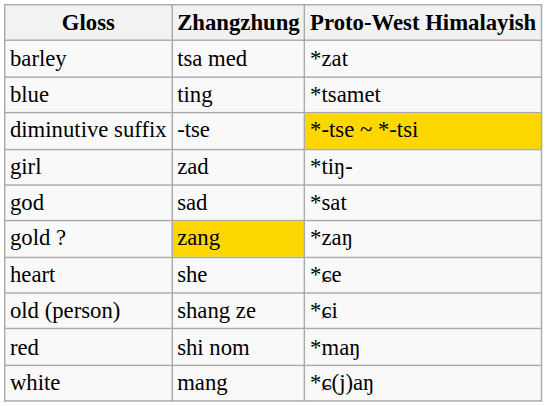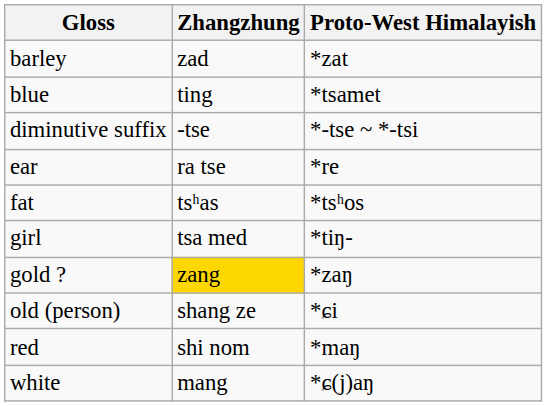(212, 58) tsa med -> (193, 58) zad
(364, 130) gold background -> (364, 130) no background
+ row: (24, 166)
+ row: (22, 202)
(193, 166) zad -> (212, 238) tsa med
- row: (27, 202)
- row: (33, 274)
